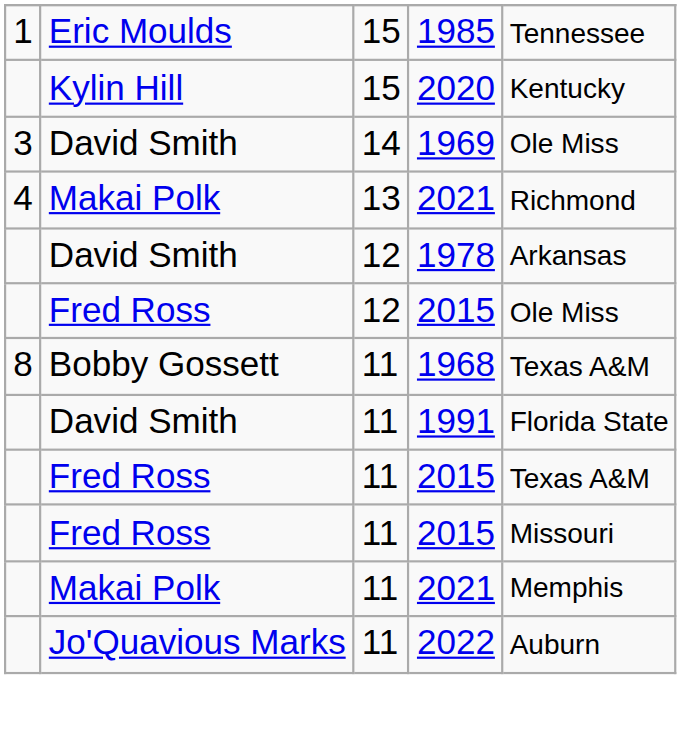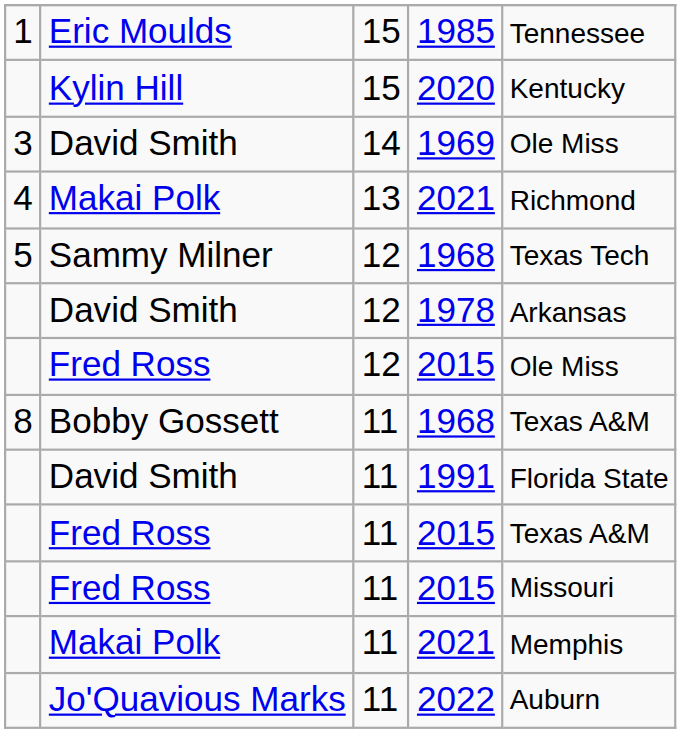+ row: (161, 254)
